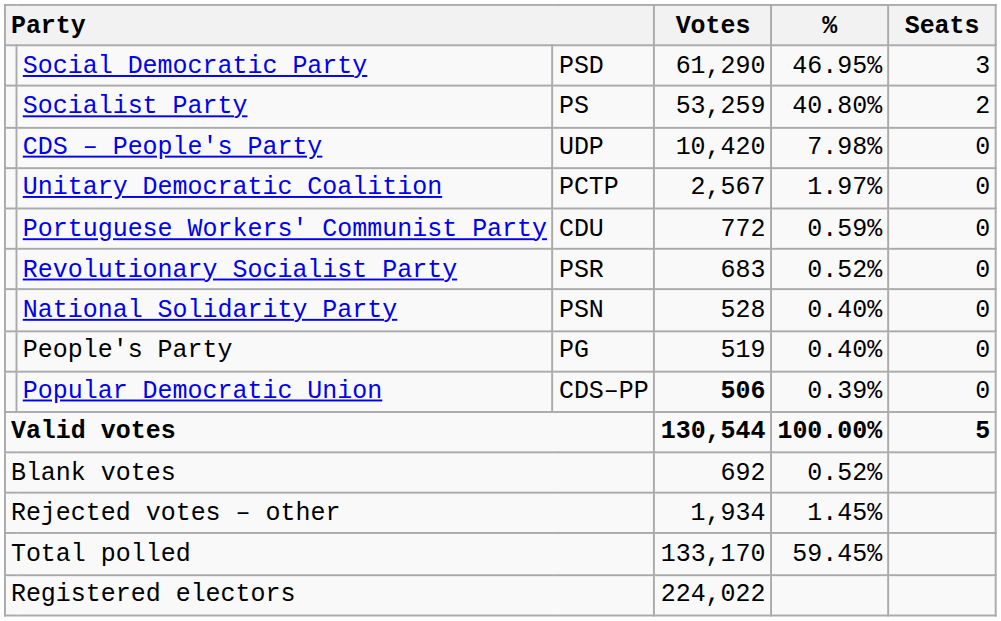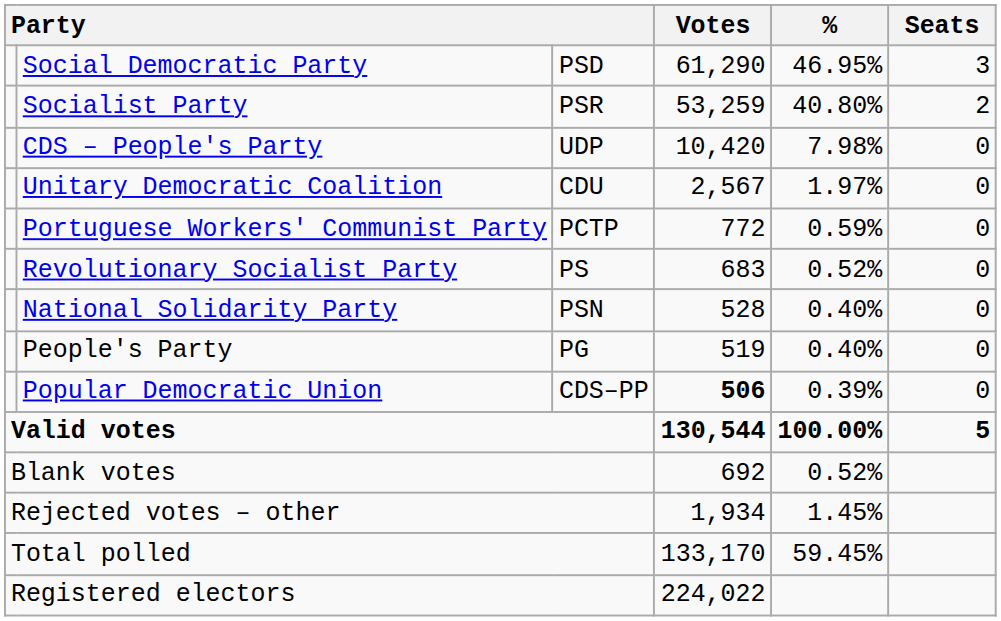(574, 107) PS -> (581, 107) PSR
(589, 188) PCTP -> (581, 188) CDU
(581, 229) CDU -> (589, 229) PCTP
(581, 269) PSR -> (574, 269) PS
